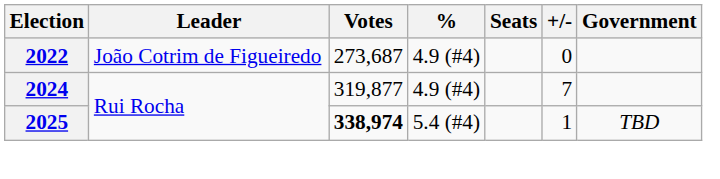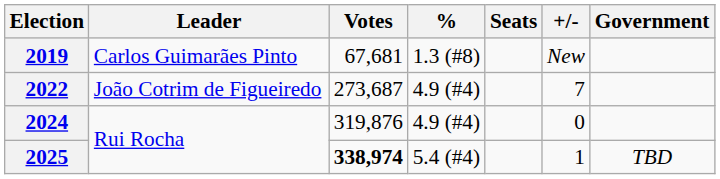+ row: (47, 55)
(567, 55) 0 -> (580, 88) 7
(368, 88) 319,877 -> (368, 122) 319,876
(567, 88) 7 -> (580, 122) 0
